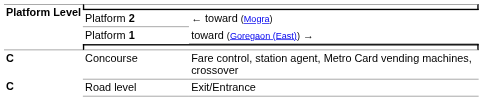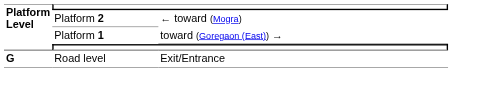- row: (111, 58)
(10, 87) C -> (10, 59) G
